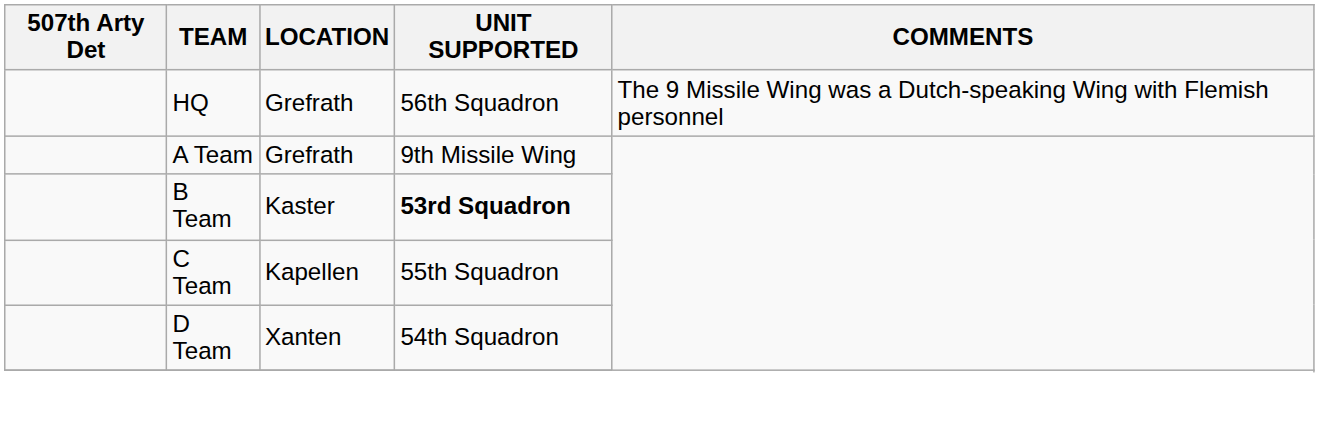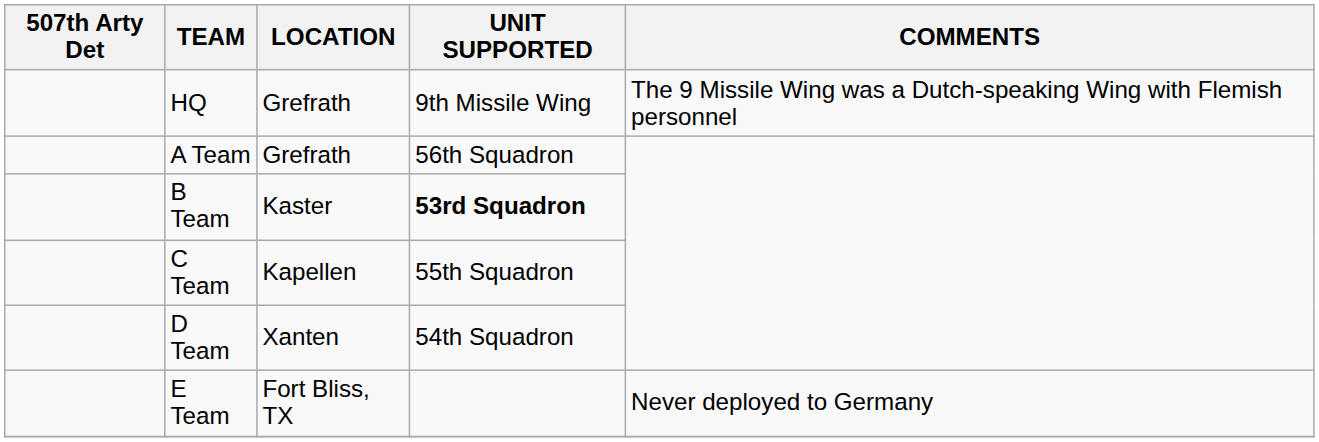(480, 102) 56th Squadron -> (503, 102) 9th Missile Wing
(488, 154) 9th Missile Wing -> (495, 154) 56th Squadron
+ row: (200, 403)
